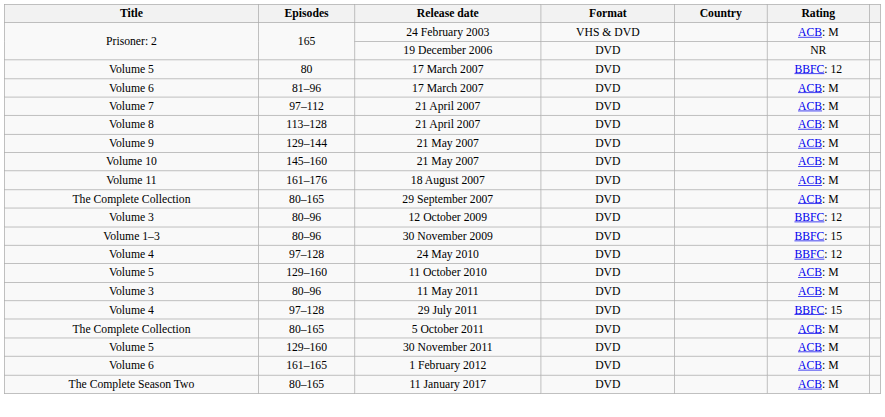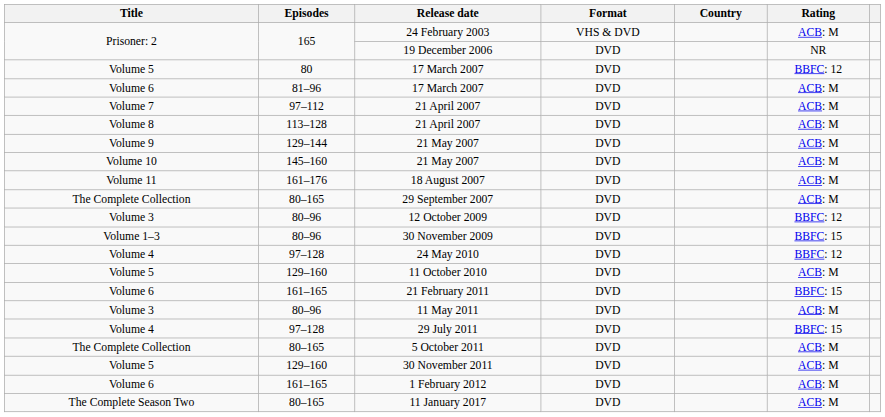+ row: (131, 291)
